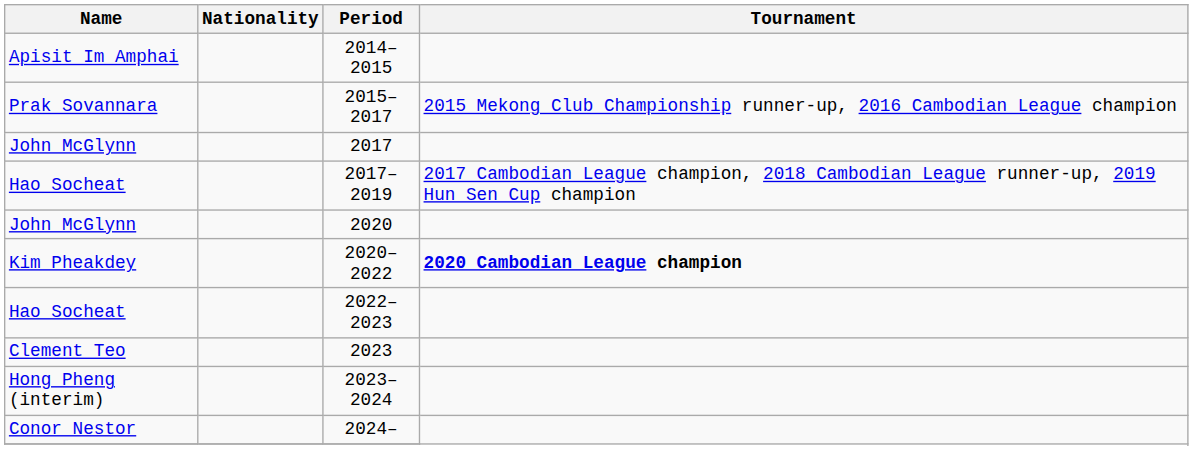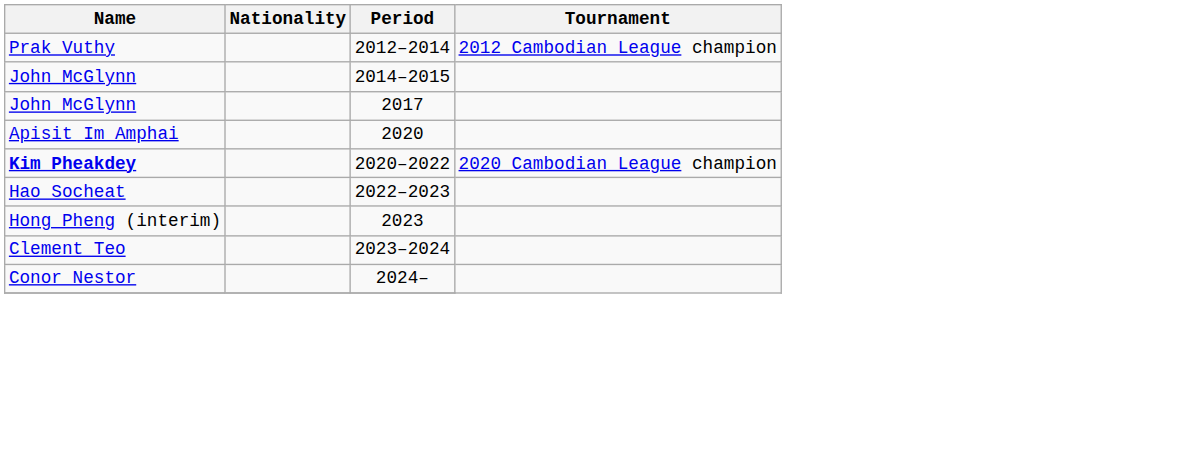+ row: (402, 48)
(94, 58) Apisit Im Amphai -> (73, 77) John McGlynn
- row: (371, 107)
- row: (371, 185)
(73, 224) John McGlynn -> (94, 134) Apisit Im Amphai
(73, 263) normal -> (73, 163) bold
(583, 263) bold -> (618, 163) normal
(67, 352) Clement Teo -> (115, 221) Hong Pheng (interim)
(62, 391) Hong Pheng (interim) -> (67, 250) Clement Teo
